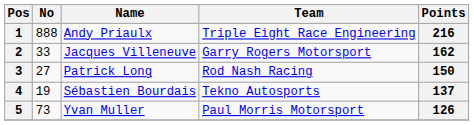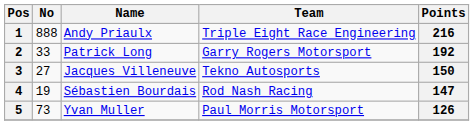(130, 53) Jacques Villeneuve -> (108, 53) Patrick Long
(444, 53) 162 -> (444, 53) 192
(108, 72) Patrick Long -> (130, 72) Jacques Villeneuve
(257, 72) Rod Nash Racing -> (261, 72) Tekno Autosports
(261, 92) Tekno Autosports -> (257, 92) Rod Nash Racing
(444, 92) 137 -> (444, 92) 147
